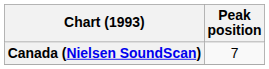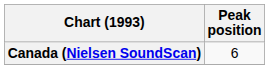(235, 53) 7 -> (235, 53) 6
